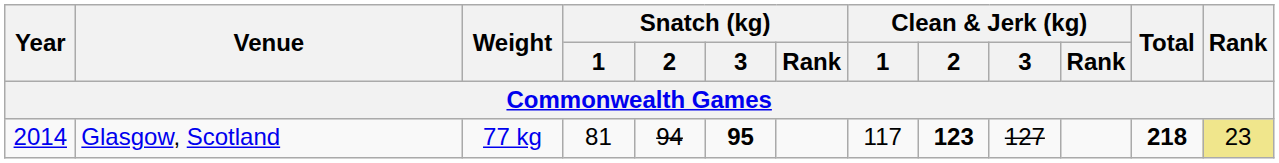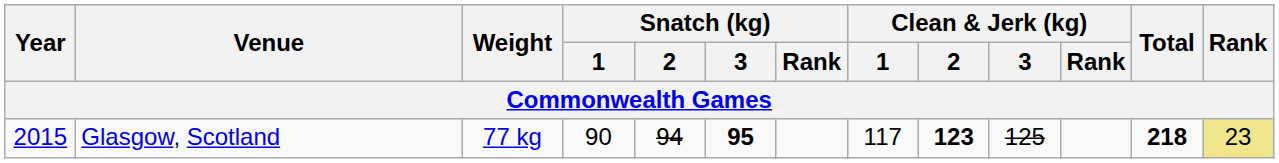(40, 137) 2014 -> (40, 137) 2015
(598, 137) 81 -> (598, 137) 90
(1025, 137) 127 -> (1025, 137) 125
